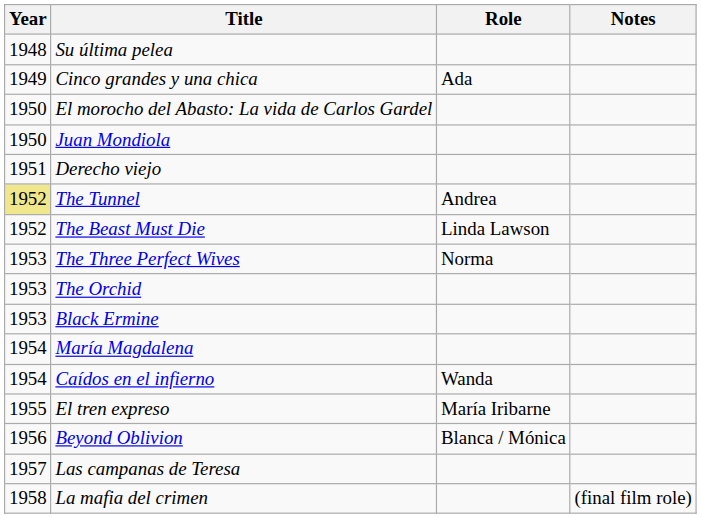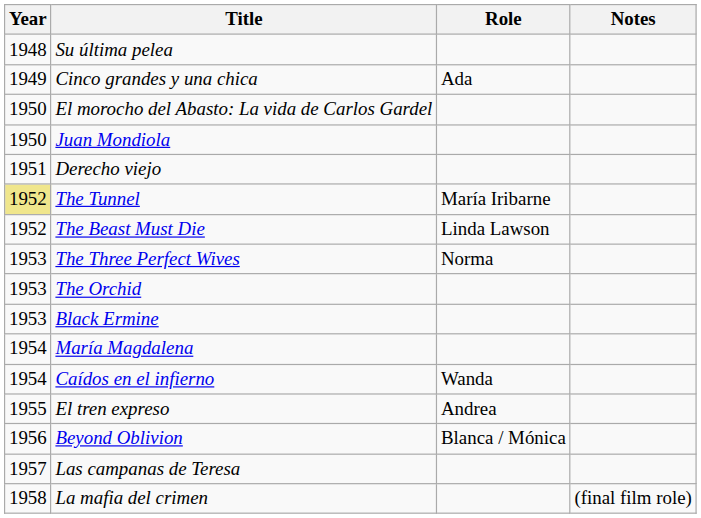(469, 199) Andrea -> (496, 199) María Iribarne
(496, 408) María Iribarne -> (469, 408) Andrea
